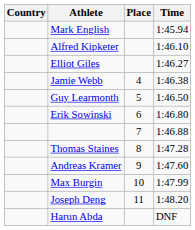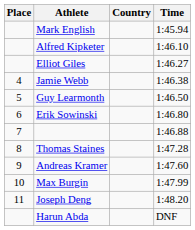columns swapped: (139, 13) <-> (26, 13)
